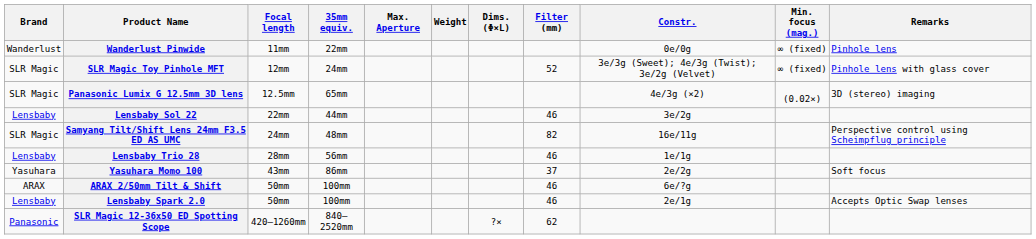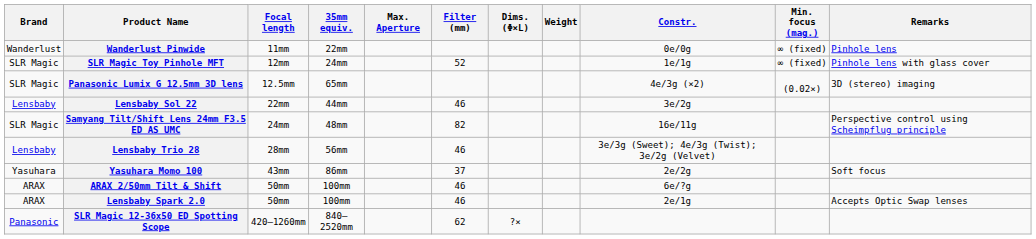columns swapped: (552, 23) <-> (450, 23)
(677, 69) 3e/3g (Sweet); 4e/3g (Twist); 3e/2g (Velvet) -> (677, 64) 1e/1g
(677, 156) 1e/1g -> (677, 151) 3e/3g (Sweet); 4e/3g (Twist); 3e/2g (Velvet)
(34, 201) Lensbaby -> (34, 201) ARAX
